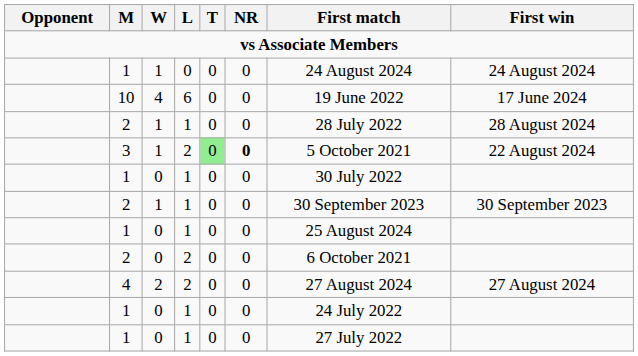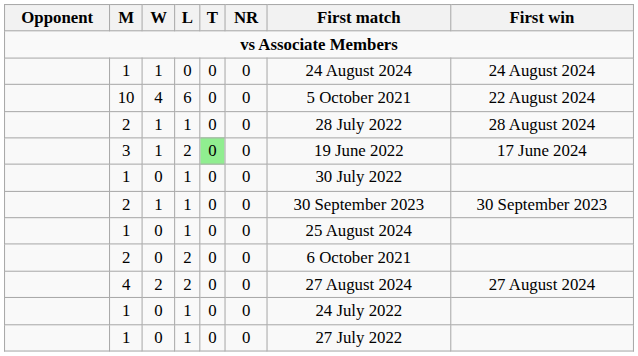(359, 97) 19 June 2022 -> (359, 97) 5 October 2021
(542, 97) 17 June 2024 -> (542, 97) 22 August 2024
(246, 151) bold -> (246, 151) normal
(359, 151) 5 October 2021 -> (359, 151) 19 June 2022
(542, 151) 22 August 2024 -> (542, 151) 17 June 2024
